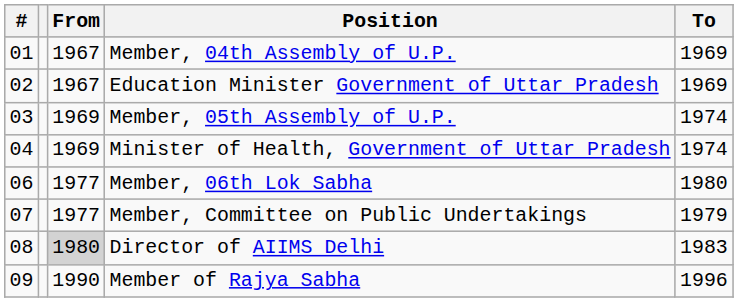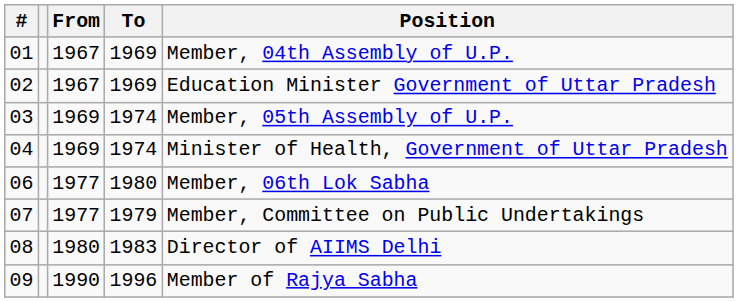columns swapped: (704, 21) <-> (390, 21)
(76, 248) lightgrey background -> (76, 248) no background
